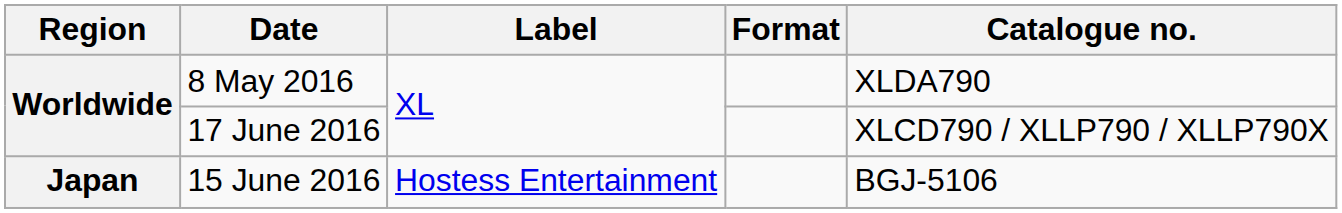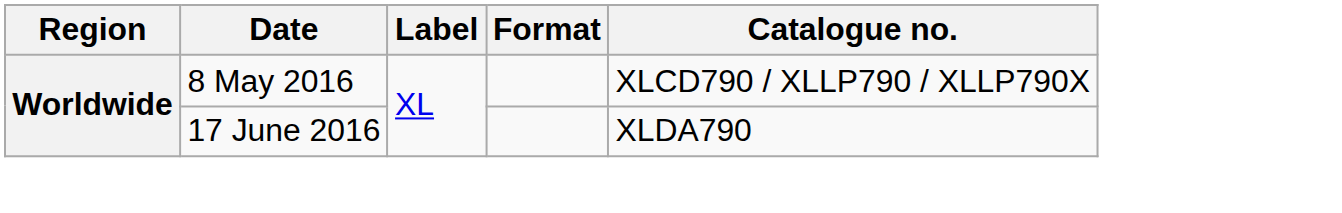(923, 80) XLDA790 -> (853, 80) XLCD790 / XLLP790 / XLLP790X
(1092, 130) XLCD790 / XLLP790 / XLLP790X -> (684, 130) XLDA790
- row: (284, 181)
